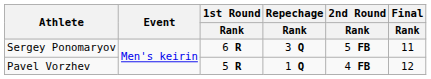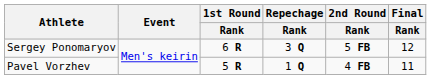(407, 48) 11 -> (407, 48) 12
(407, 66) 12 -> (407, 66) 11
